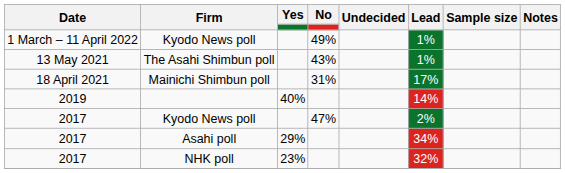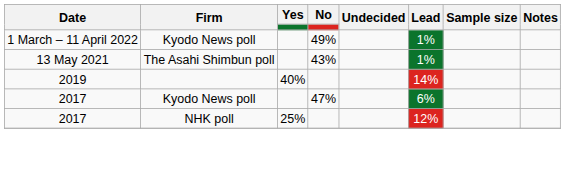- row: (73, 79)
(426, 119) 2% -> (426, 99) 6%
- row: (73, 139)
(293, 158) 23% -> (293, 119) 25%
(426, 158) 32% -> (426, 119) 12%
